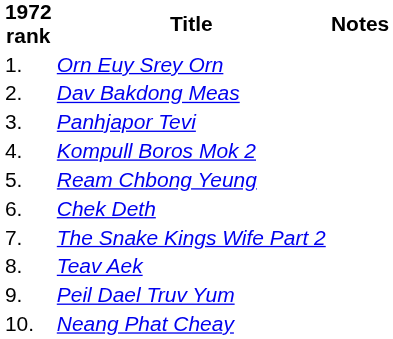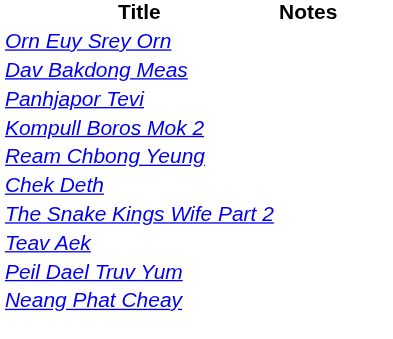- column: (28, 24)
